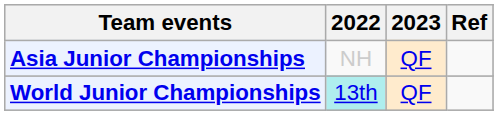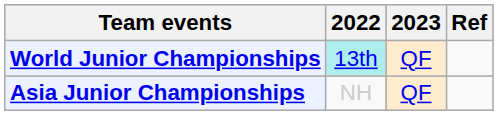rows swapped: (165, 93) <-> (157, 58)
